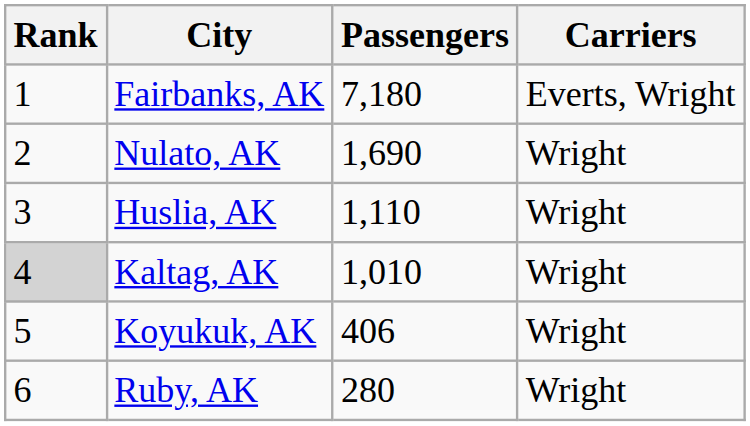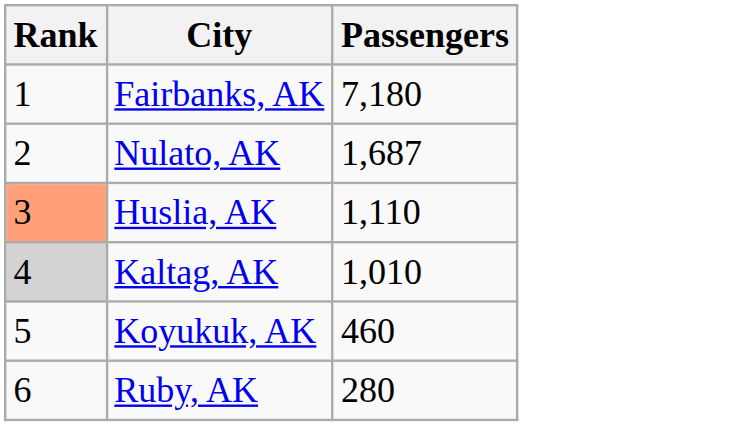- column: (631, 34)
(382, 153) 1,690 -> (382, 153) 1,687
(23, 212) no background -> (23, 212) lightsalmon background
(368, 331) 406 -> (368, 331) 460
